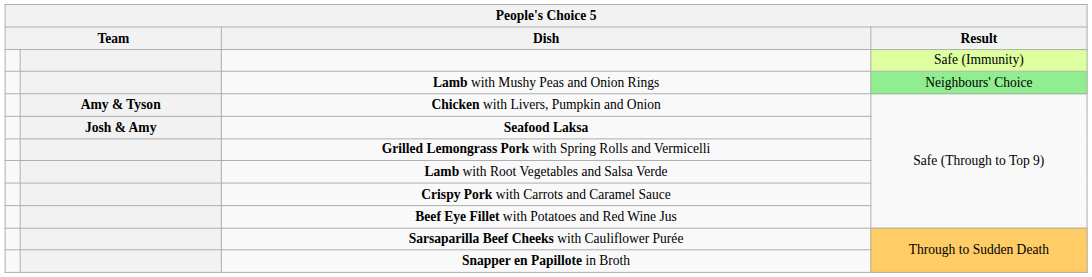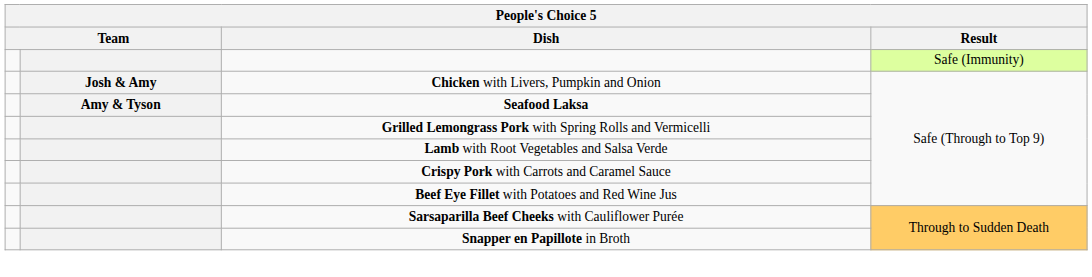- row: (546, 83)
(121, 105) Amy & Tyson -> (121, 83) Josh & Amy
(121, 127) Josh & Amy -> (121, 105) Amy & Tyson
